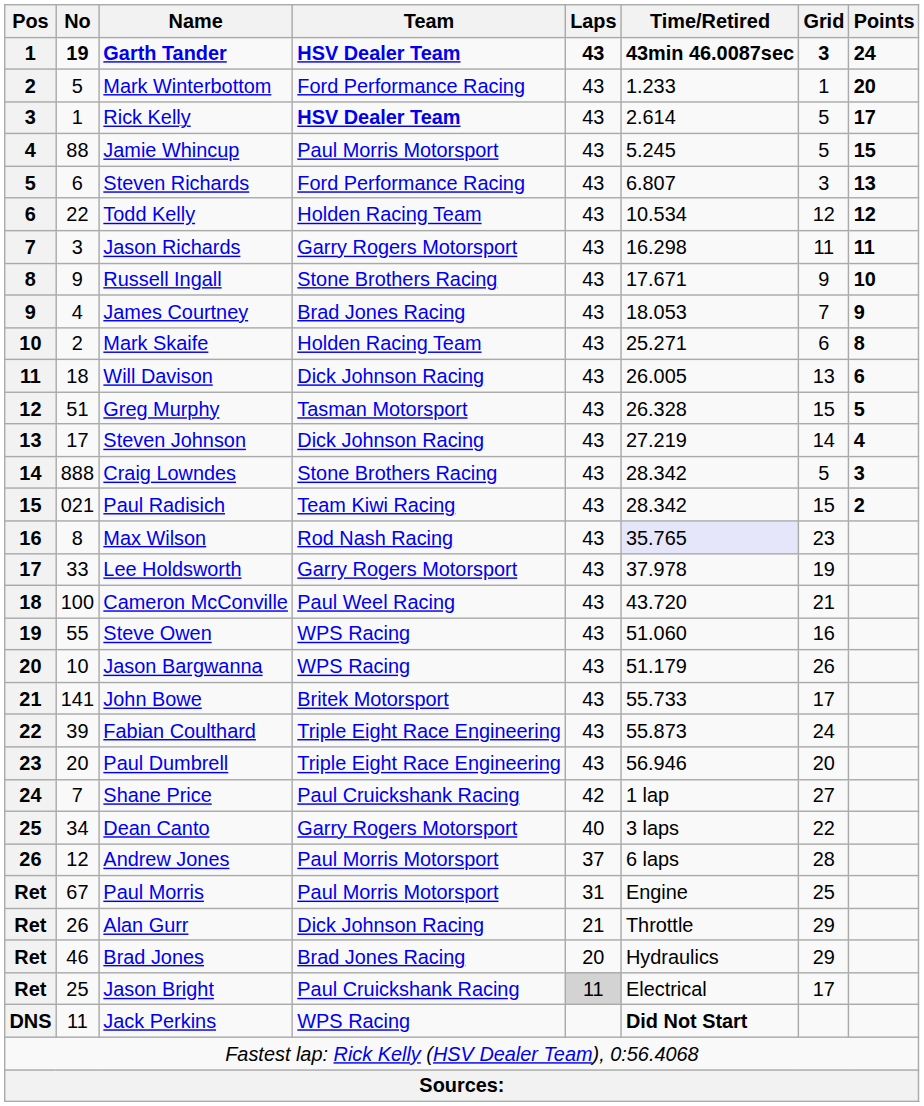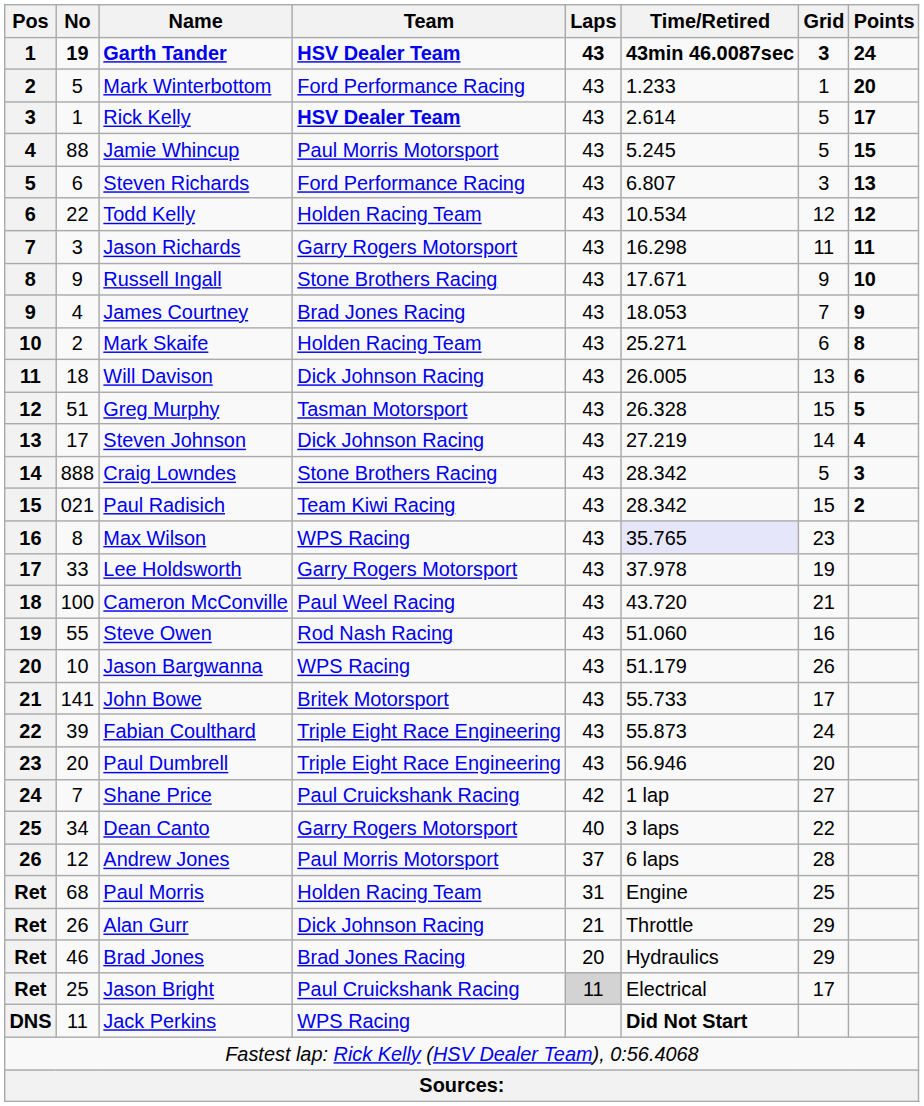(375, 537) Rod Nash Racing -> (354, 537) WPS Racing
(354, 634) WPS Racing -> (375, 634) Rod Nash Racing
(77, 892) 67 -> (77, 892) 68
(398, 892) Paul Morris Motorsport -> (389, 892) Holden Racing Team
